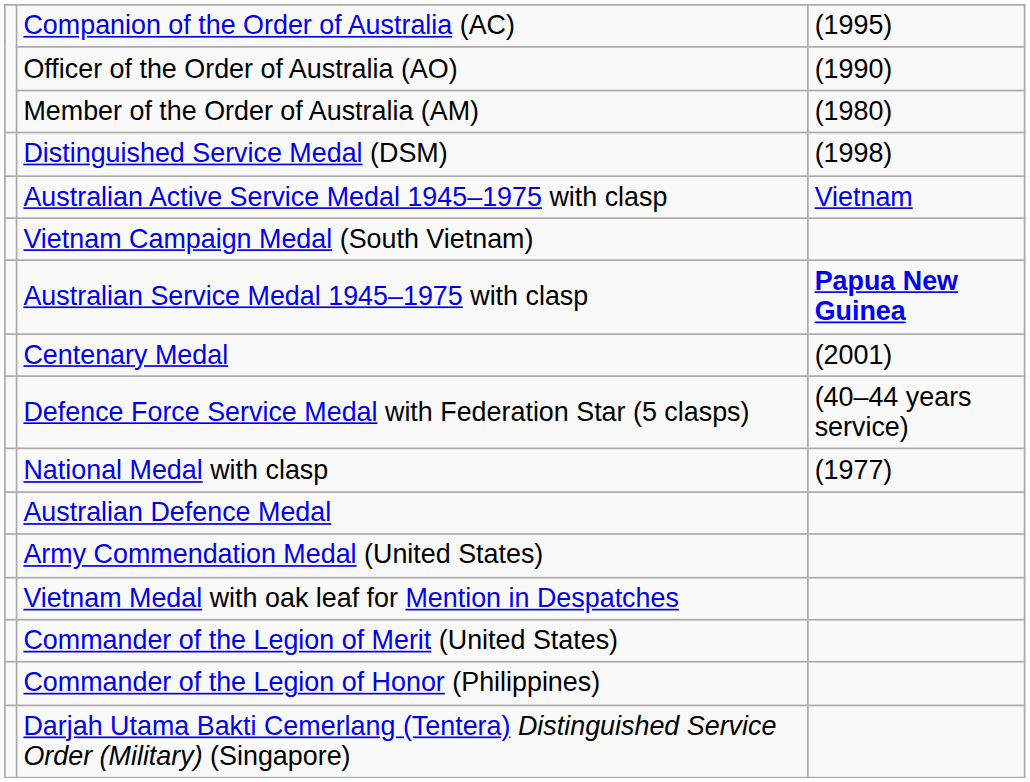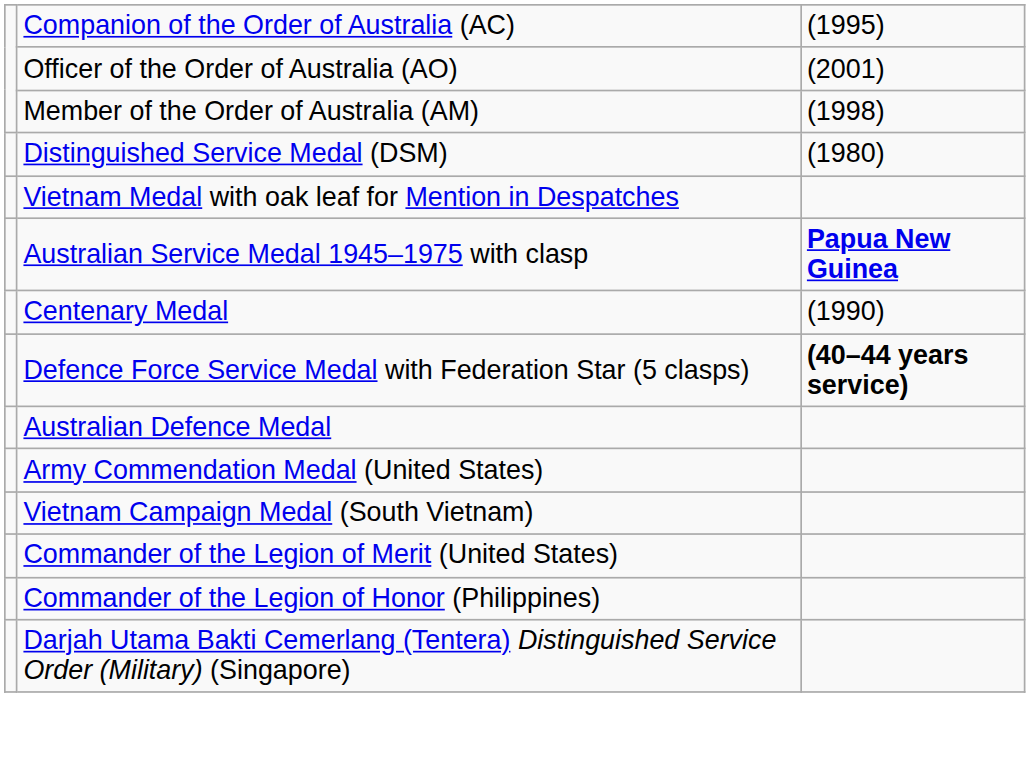(853, 68) (1990) -> (846, 68) (2001)
(853, 111) (1980) -> (846, 111) (1998)
(853, 153) (1998) -> (846, 153) (1980)
- row: (345, 196)
rows swapped: (351, 597) <-> (278, 238)
(853, 354) (2001) -> (846, 311) (1990)
(893, 412) normal -> (888, 369) bold
- row: (176, 469)
